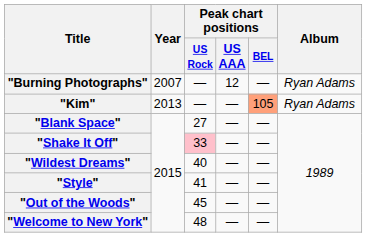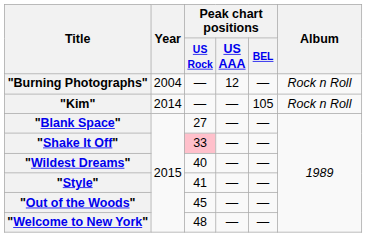(168, 83) 2007 -> (168, 83) 2004
(320, 83) Ryan Adams -> (320, 83) Rock n Roll
(168, 103) 2013 -> (168, 103) 2014
(263, 103) lightsalmon background -> (263, 103) no background
(320, 103) Ryan Adams -> (320, 103) Rock n Roll
